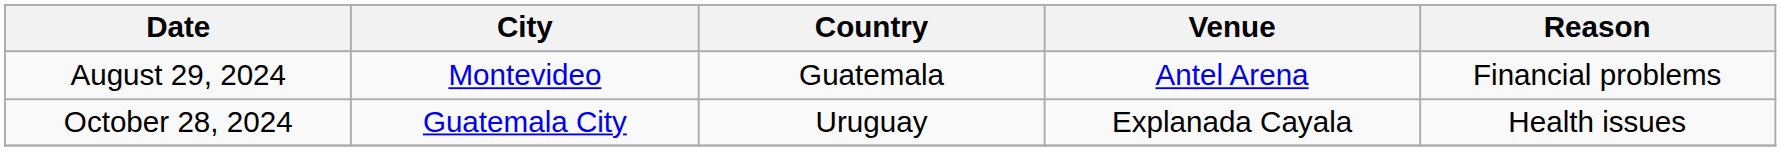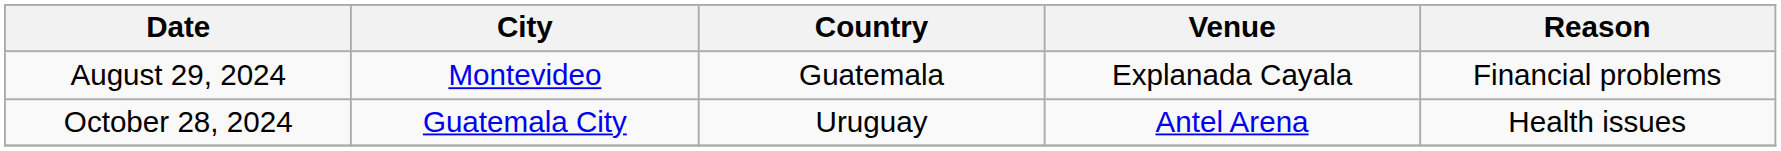(1232, 74) Antel Arena -> (1232, 74) Explanada Cayala
(1232, 121) Explanada Cayala -> (1232, 121) Antel Arena
